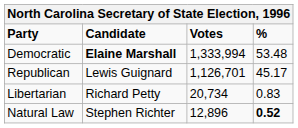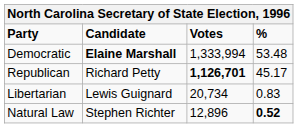(129, 73) Lewis Guignard -> (123, 73) Richard Petty
(218, 73) normal -> (218, 73) bold
(123, 93) Richard Petty -> (129, 93) Lewis Guignard
